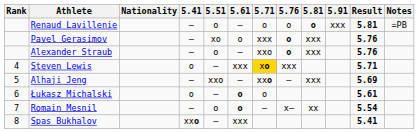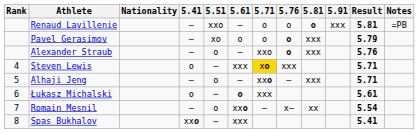(216, 25) o -> (216, 25) xxo
(265, 39) xxx -> (265, 39) o
(367, 39) 5.76 -> (367, 39) 5.79
(216, 80) xxo -> (216, 80) o
(367, 80) 5.69 -> (367, 80) 5.71
(265, 94) o -> (265, 94) xxx
(240, 108) o -> (240, 108) xxo
